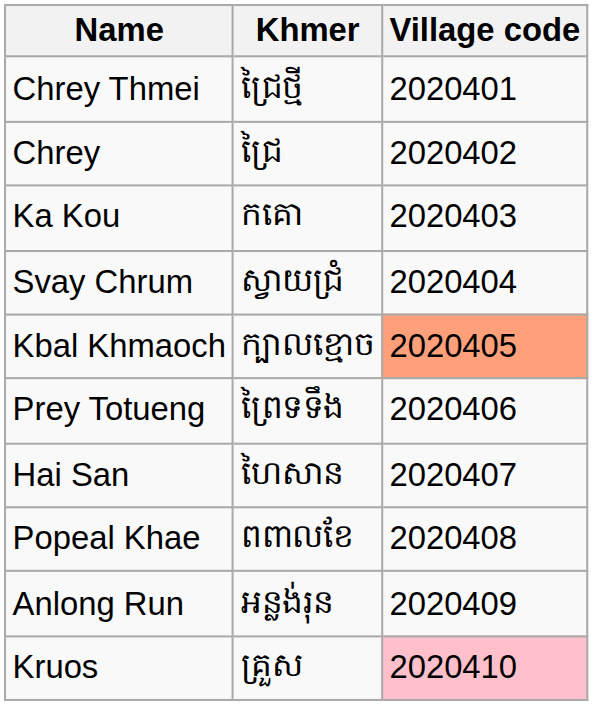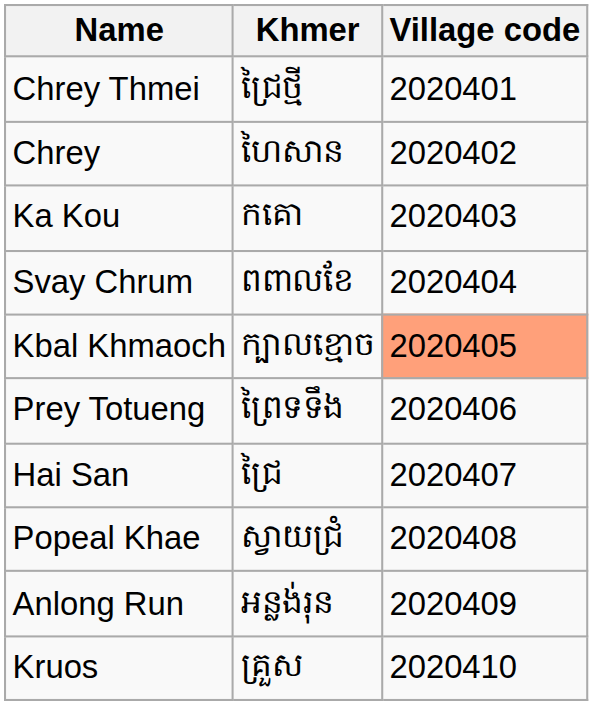(262, 150) ជ្រៃ -> (292, 150) ហៃសាន
(292, 279) ស្វាយជ្រំ -> (297, 279) ពពាលខែ
(292, 472) ហៃសាន -> (262, 472) ជ្រៃ
(297, 536) ពពាលខែ -> (292, 536) ស្វាយជ្រំ
(453, 667) pink background -> (453, 667) no background
